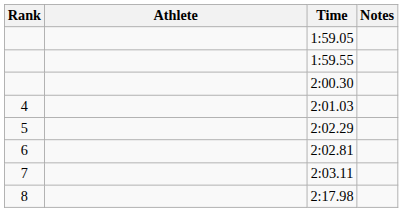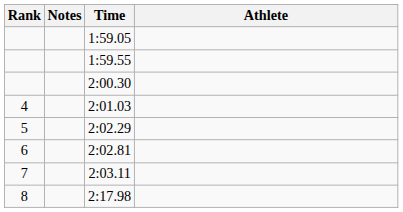columns swapped: (176, 15) <-> (377, 15)
